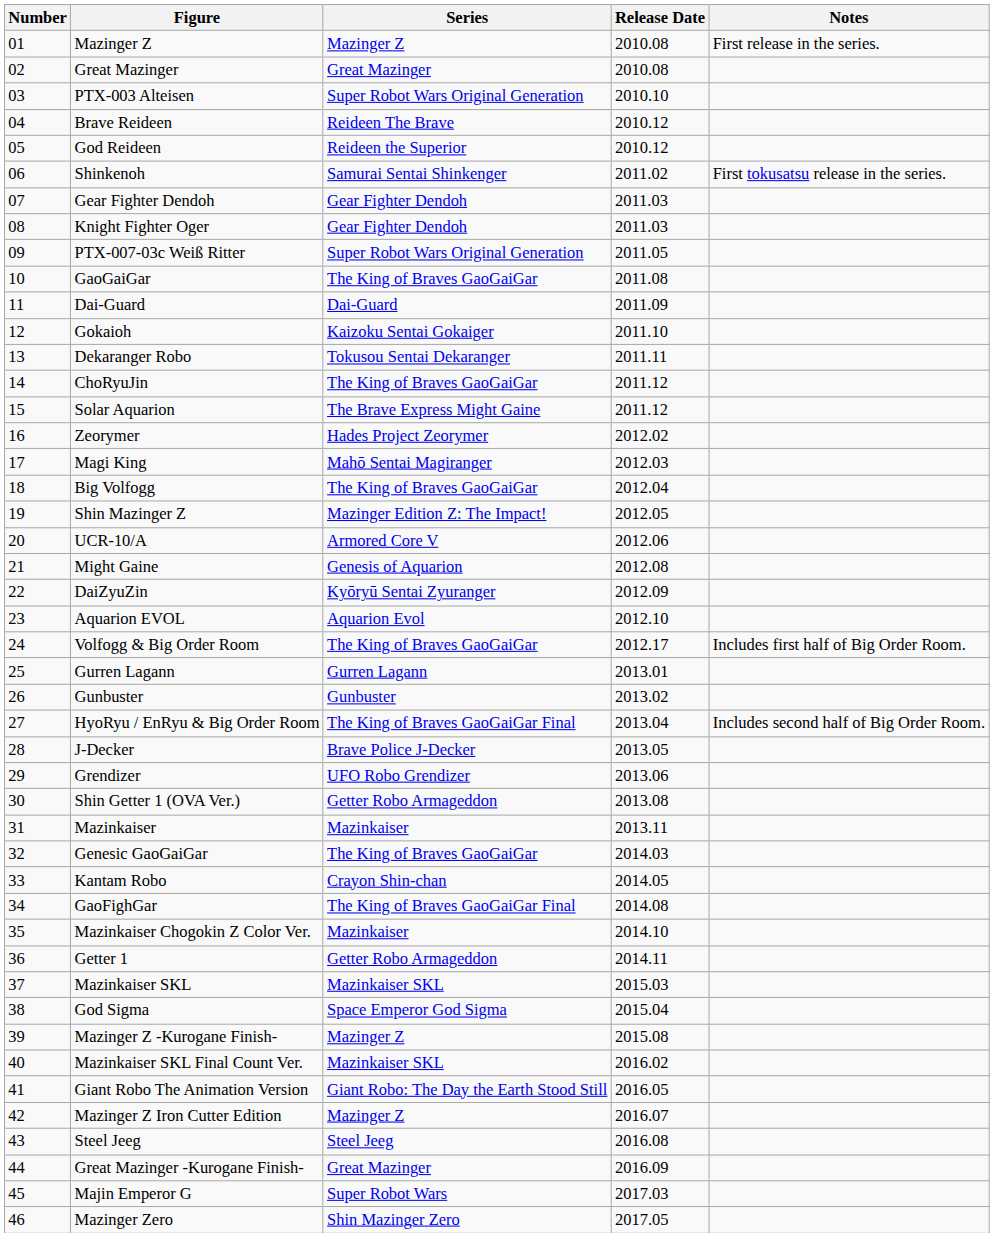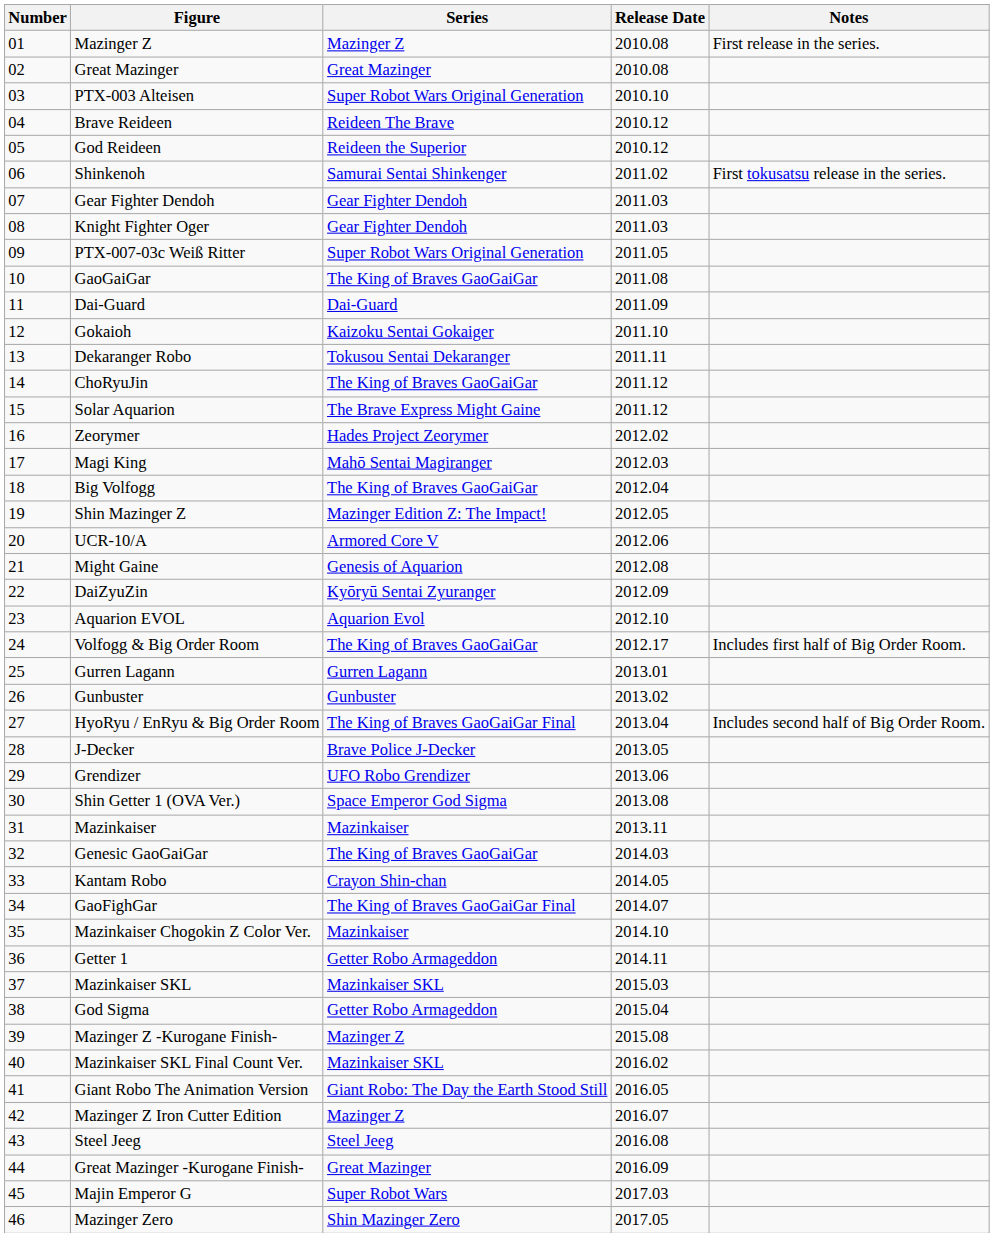(412, 801) Getter Robo Armageddon -> (417, 801) Space Emperor God Sigma
(642, 906) 2014.08 -> (642, 906) 2014.07
(417, 1010) Space Emperor God Sigma -> (412, 1010) Getter Robo Armageddon
